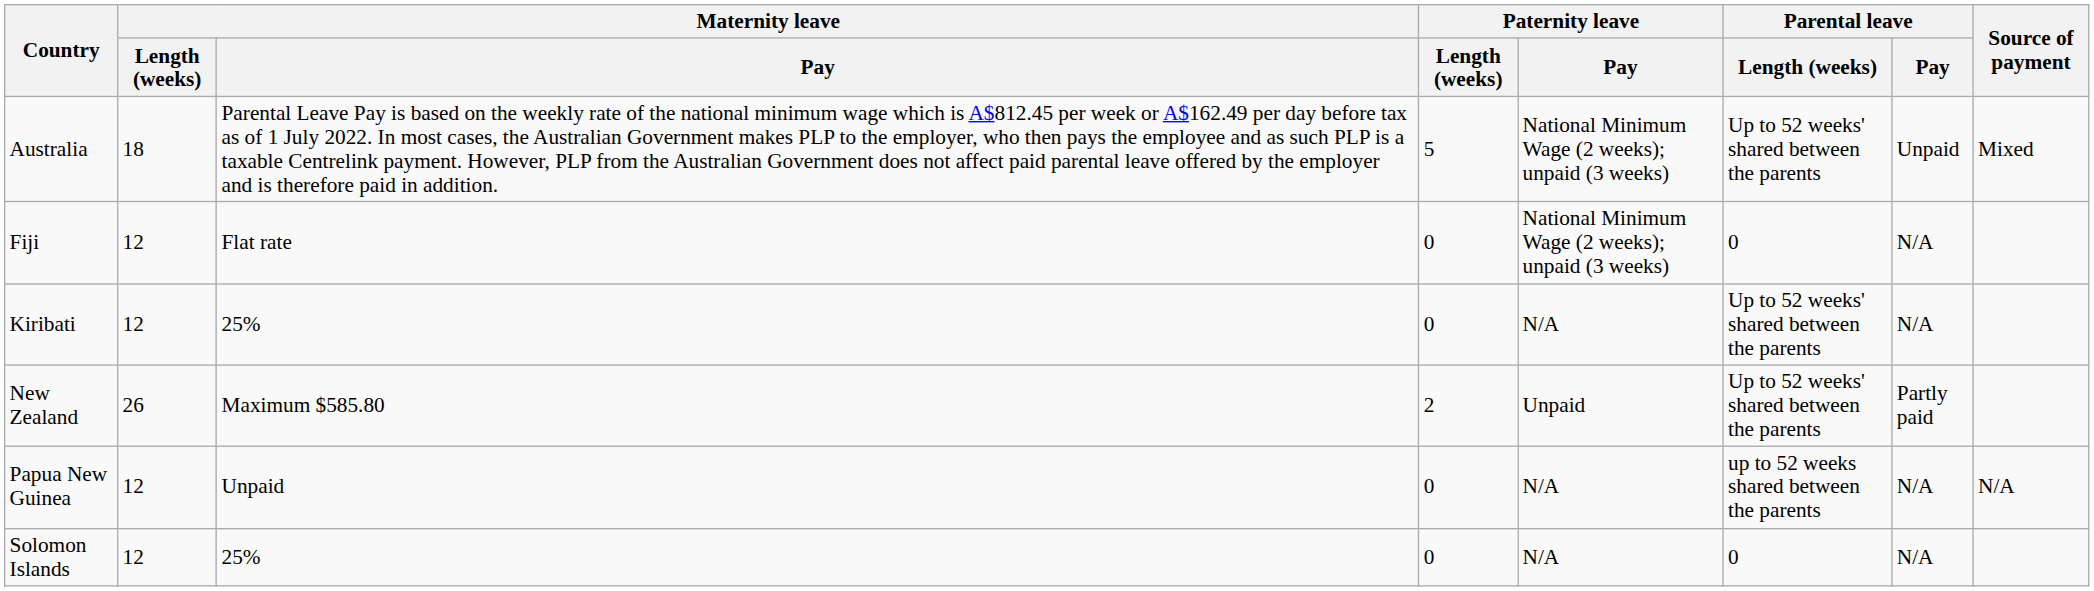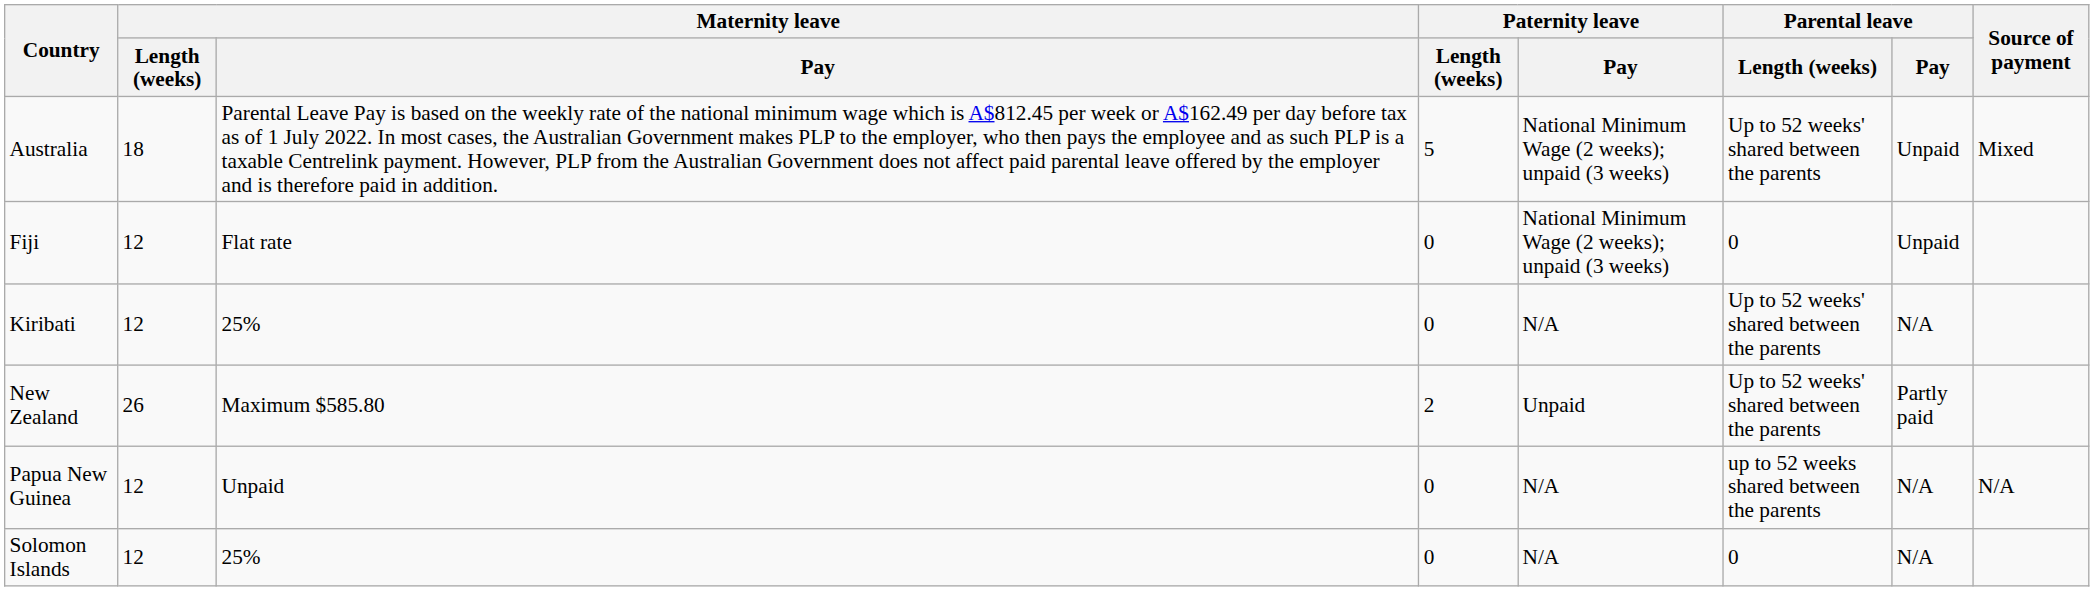(1915, 242) N/A -> (1928, 242) Unpaid
